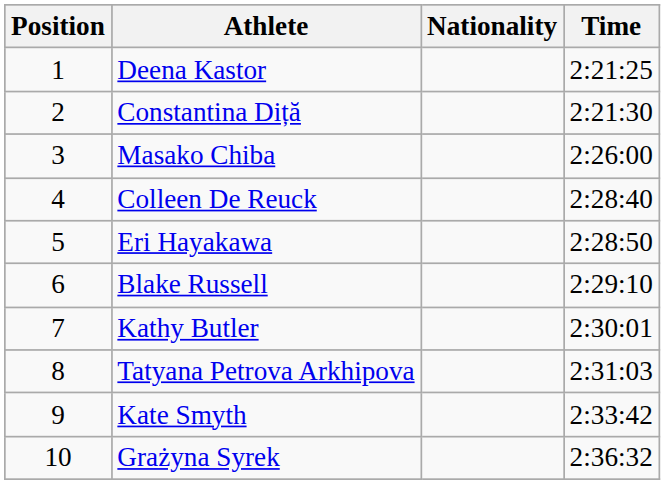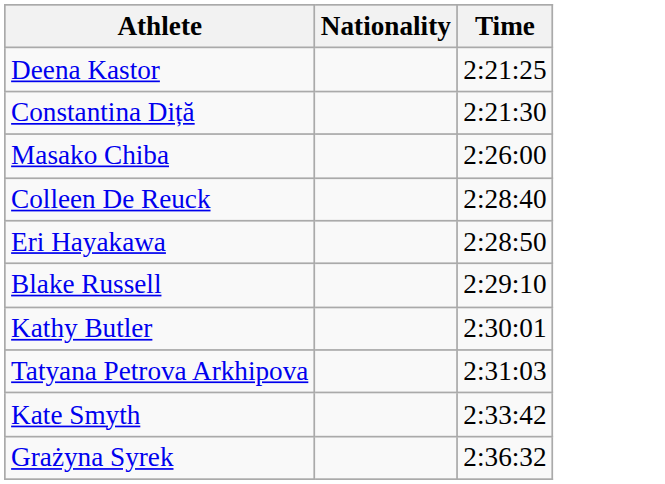- column: (58, 26)
